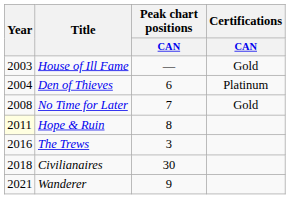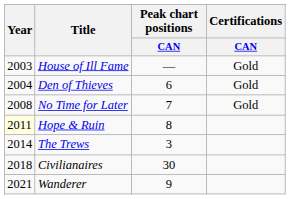(246, 85) Platinum -> (246, 85) Gold
(20, 144) 2016 -> (20, 144) 2014
